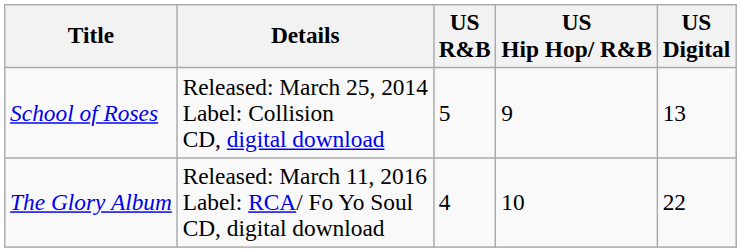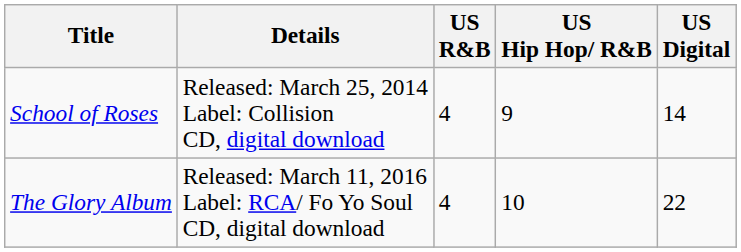(444, 112) 5 -> (444, 112) 4
(674, 112) 13 -> (674, 112) 14
